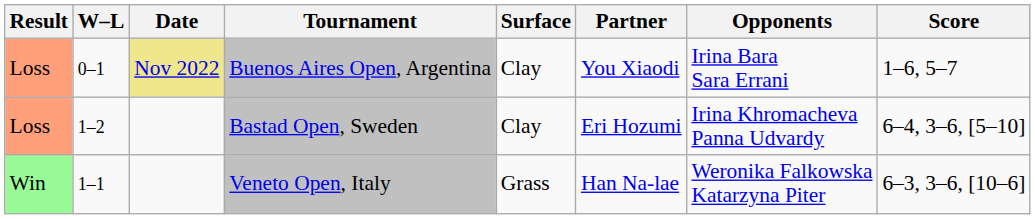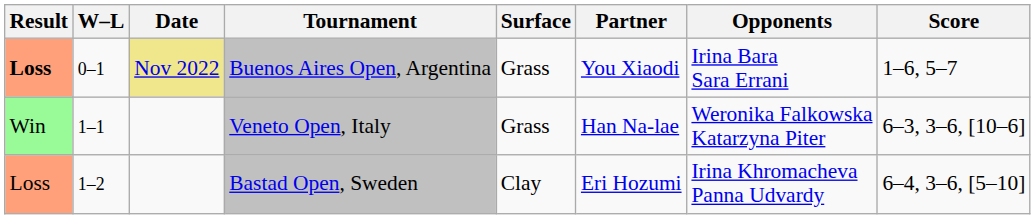(30, 67) normal -> (30, 67) bold
(521, 67) Clay -> (525, 67) Grass
rows swapped: (310, 183) <-> (324, 125)
